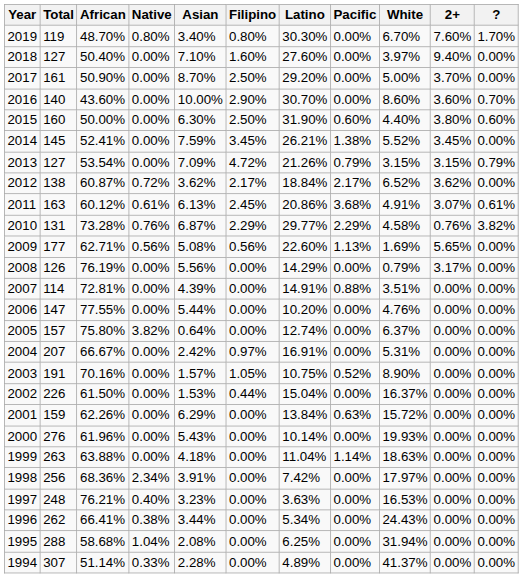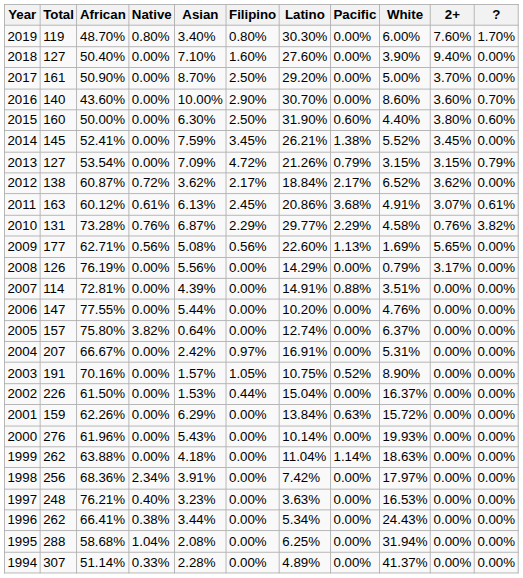(401, 36) 6.70% -> (401, 36) 6.00%
(401, 57) 3.97% -> (401, 57) 3.90%
(54, 457) 263 -> (54, 457) 262
